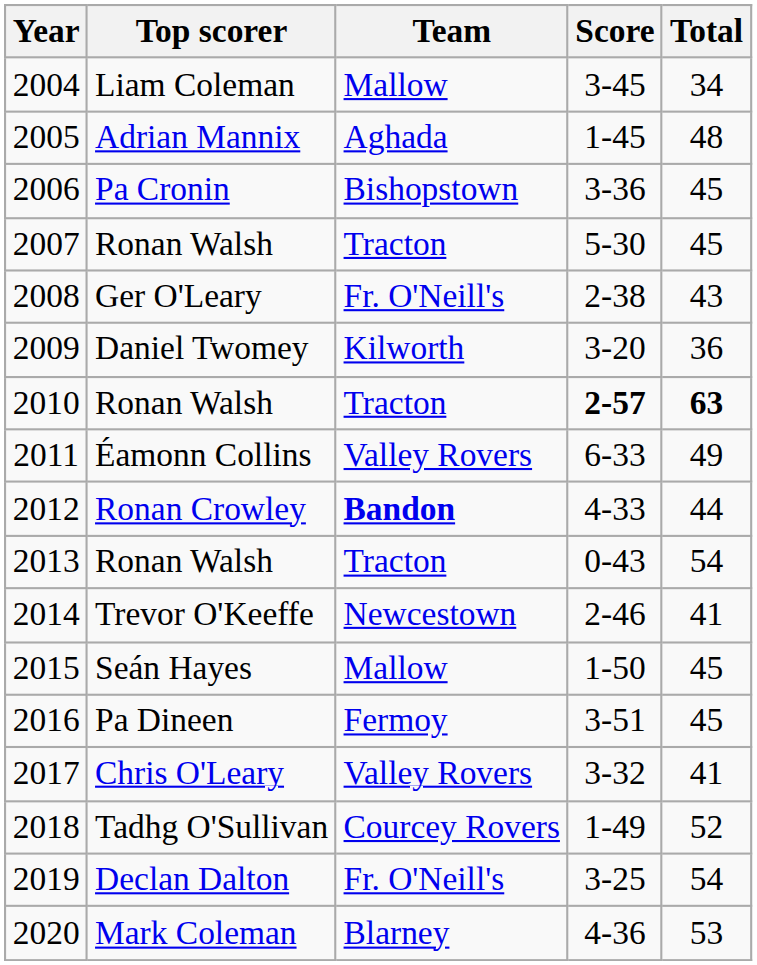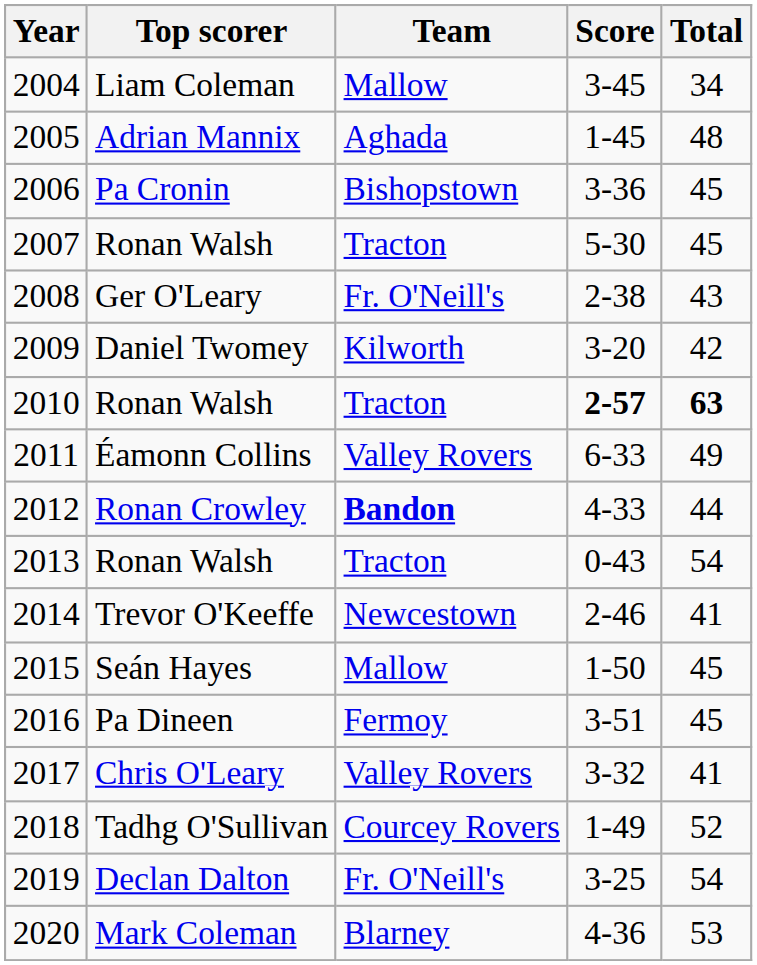(707, 349) 36 -> (707, 349) 42
